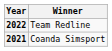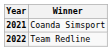rows swapped: (16, 39) <-> (16, 25)
